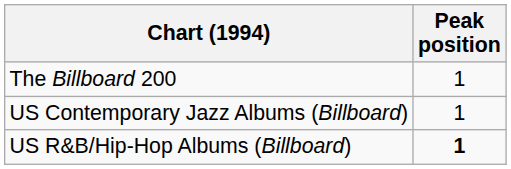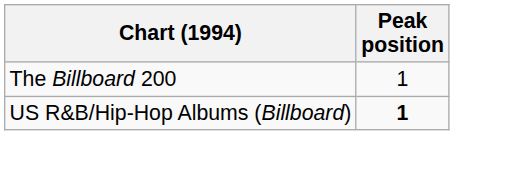- row: (209, 112)
